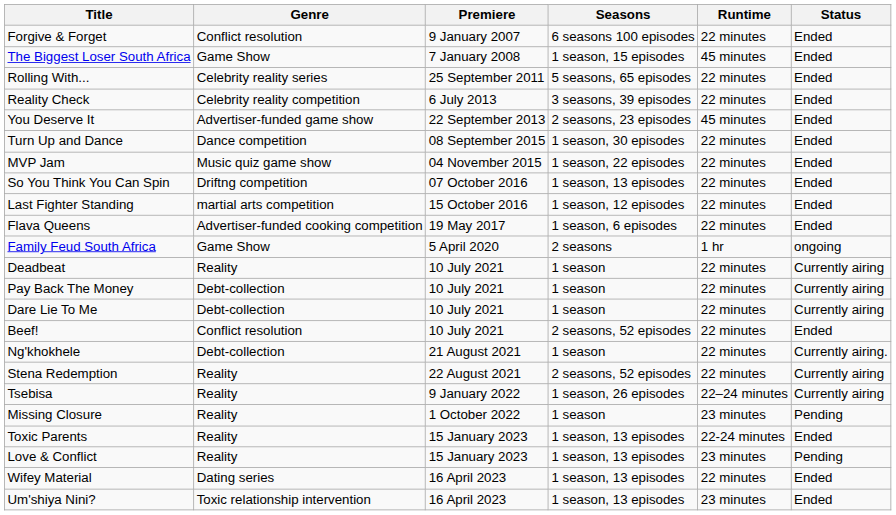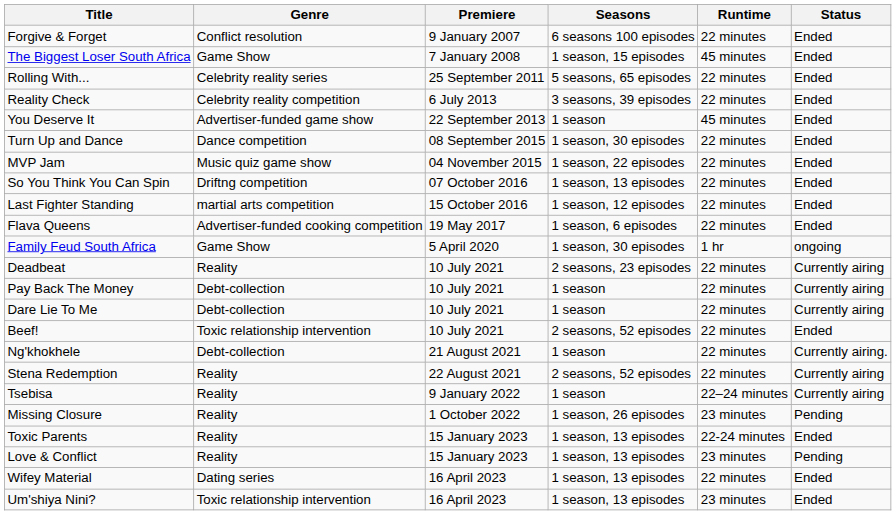(621, 120) 2 seasons, 23 episodes -> (578, 120) 1 season
(582, 246) 2 seasons -> (618, 246) 1 season, 30 episodes
(578, 267) 1 season -> (621, 267) 2 seasons, 23 episodes
(249, 330) Conflict resolution -> (284, 330) Toxic relationship intervention
(618, 394) 1 season, 26 episodes -> (578, 394) 1 season
(578, 415) 1 season -> (618, 415) 1 season, 26 episodes
